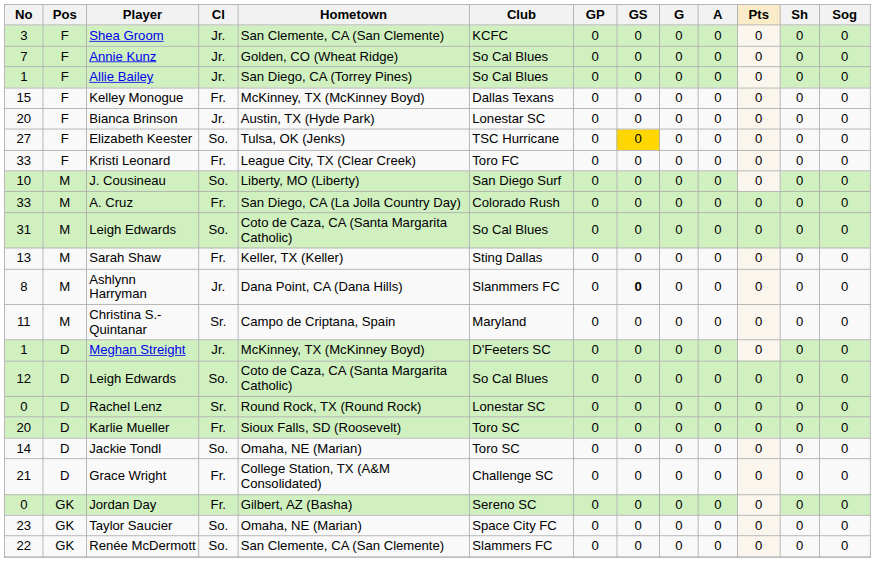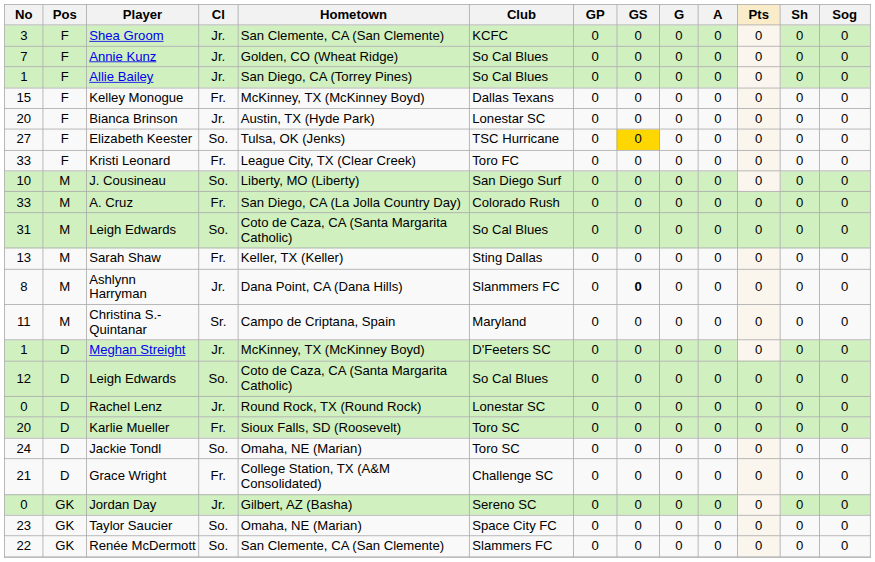(218, 406) Sr. -> (218, 406) Jr.
(24, 448) 14 -> (24, 448) 24
(218, 504) Fr. -> (218, 504) Jr.
